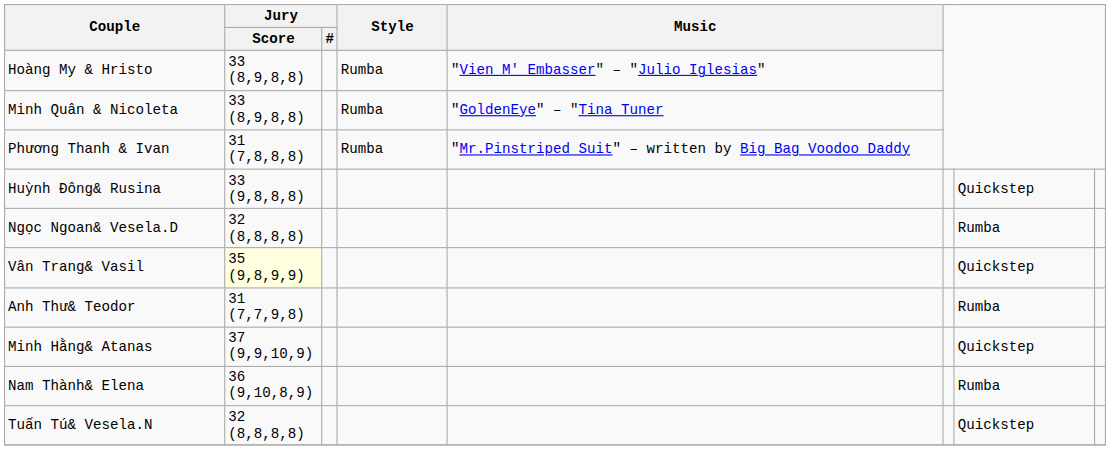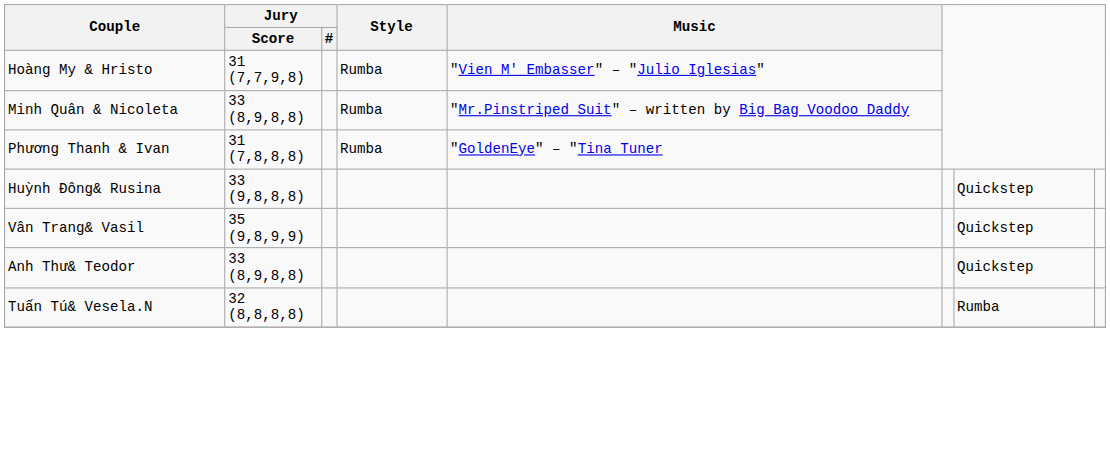(266, 70) 33 (8,9,8,8) -> (266, 70) 31 (7,7,9,8)
(557, 110) "GoldenEye" – "Tina Tuner -> (680, 110) "Mr.Pinstriped Suit" – written by Big Bag Voodoo Daddy
(681, 149) "Mr.Pinstriped Suit" – written by Big Bag Voodoo Daddy -> (556, 149) "GoldenEye" – "Tina Tuner
- row: (93, 228)
(266, 268) lightyellow background -> (266, 228) no background
(266, 307) 31 (7,7,9,8) -> (266, 268) 33 (8,9,8,8)
(979, 307) Rumba -> (995, 268) Quickstep
- row: (80, 347)
- row: (76, 386)
(996, 425) Quickstep -> (978, 307) Rumba
